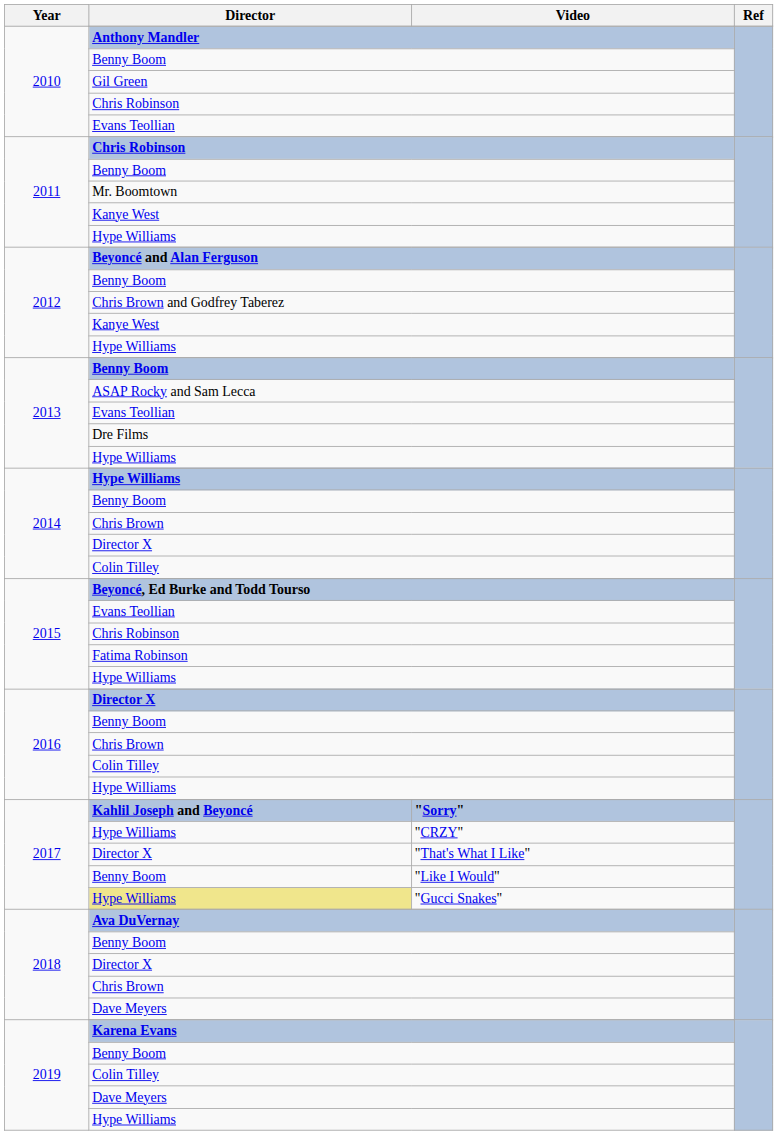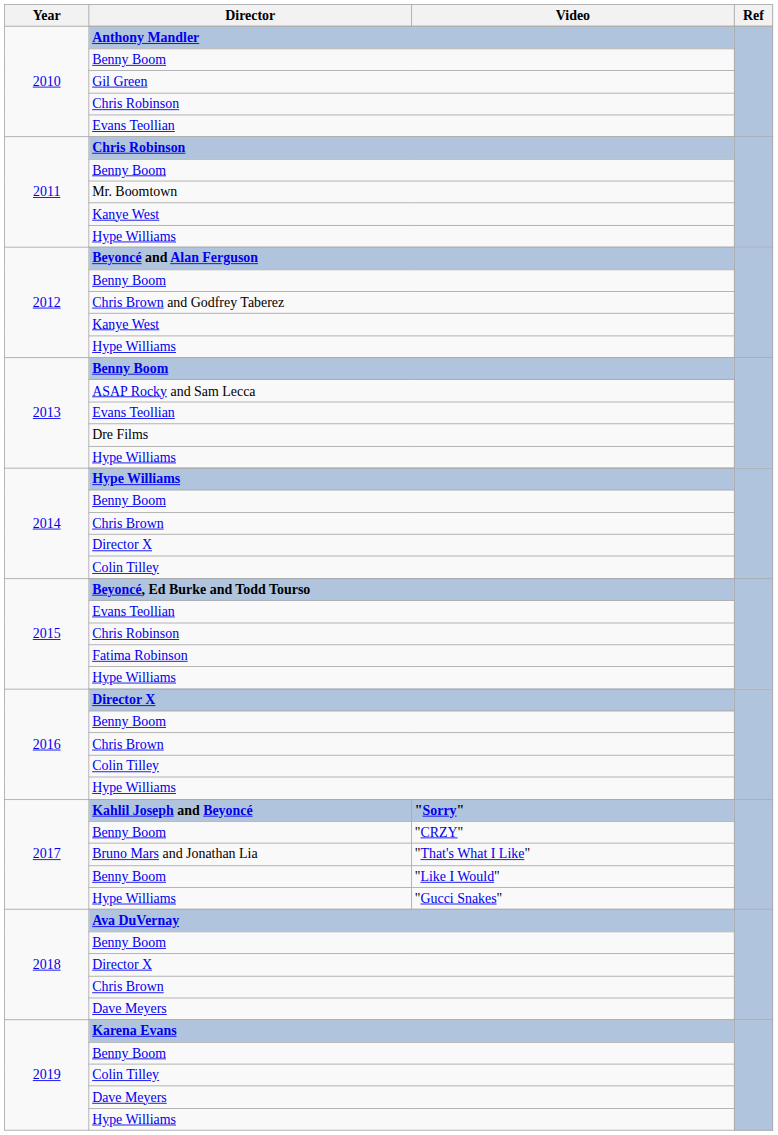(134, 832) Hype Williams -> (129, 832) Benny Boom
(122, 854) Director X -> (175, 854) Bruno Mars and Jonathan Lia
(134, 898) khaki background -> (134, 898) no background
